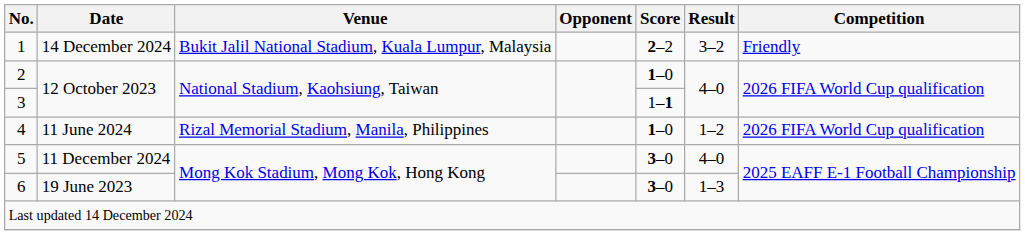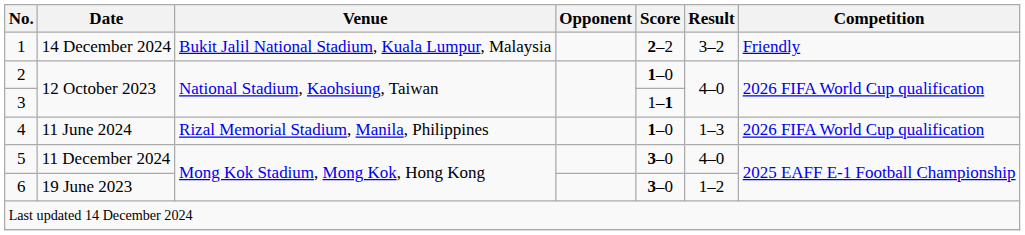(711, 130) 1–2 -> (711, 130) 1–3
(711, 186) 1–3 -> (711, 186) 1–2
